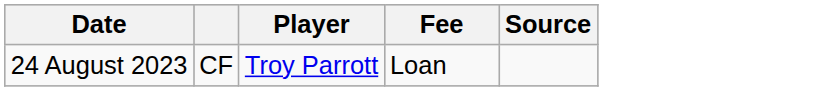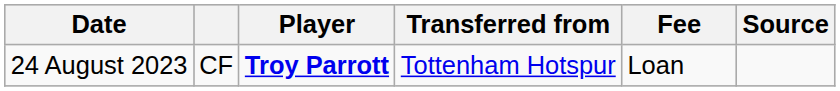+ column: (508, 24)
(312, 65) normal -> (317, 65) bold
